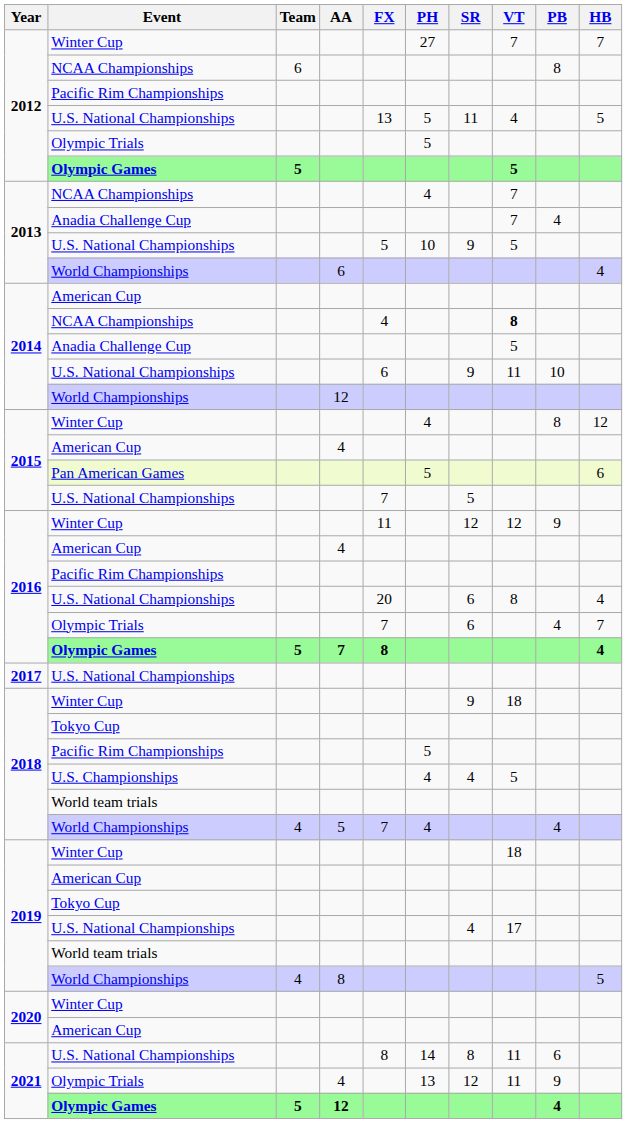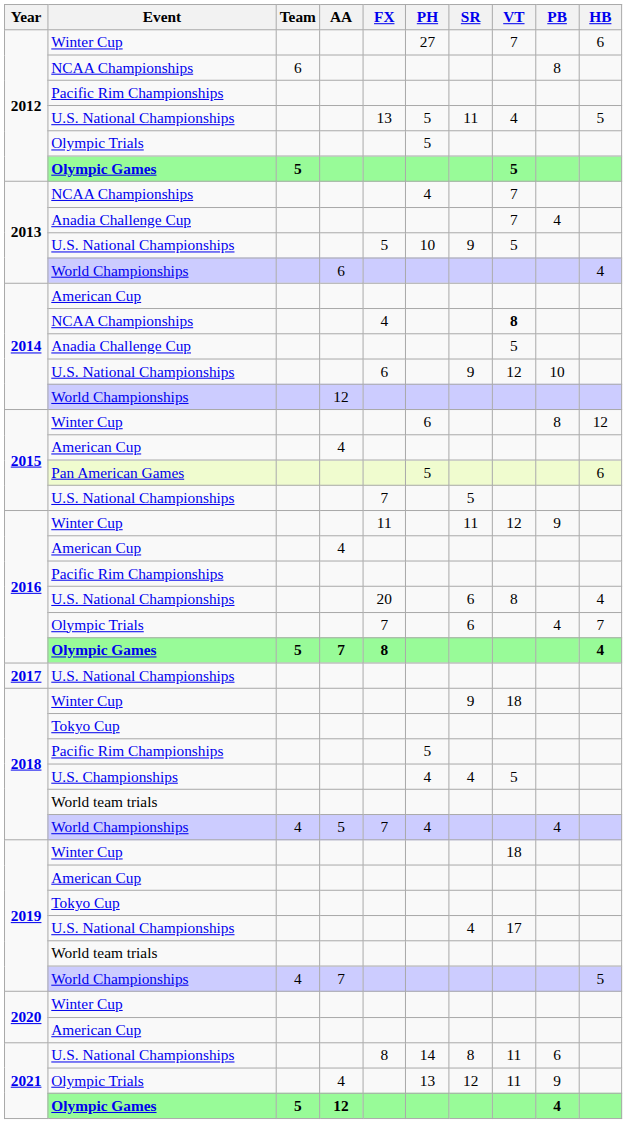(600, 42) 7 -> (600, 42) 6
(514, 371) 11 -> (514, 371) 12
(427, 422) 4 -> (427, 422) 6
(471, 523) 12 -> (471, 523) 11
(341, 979) 8 -> (341, 979) 7
